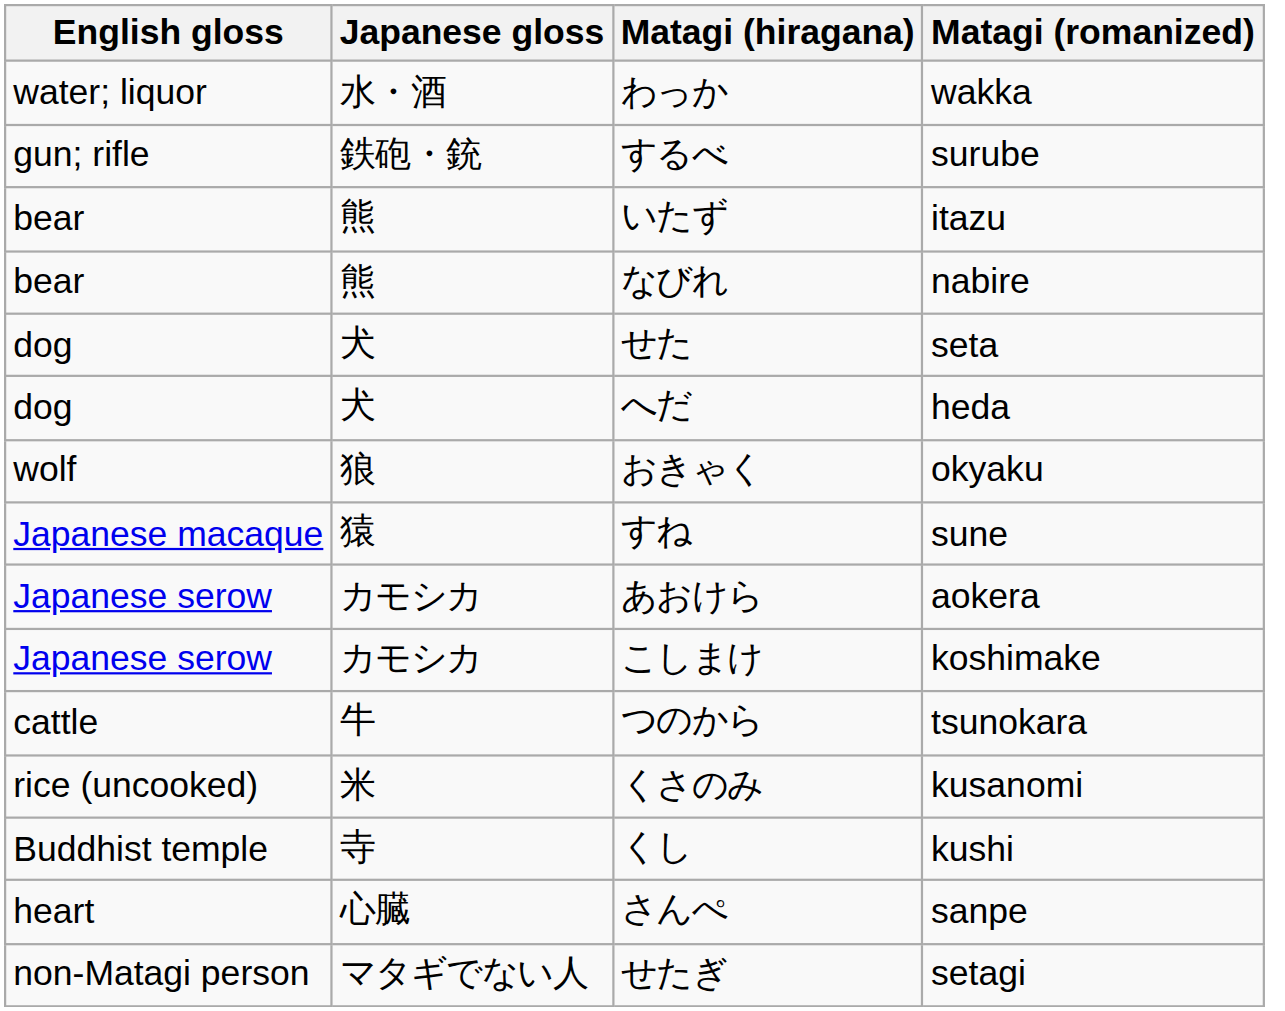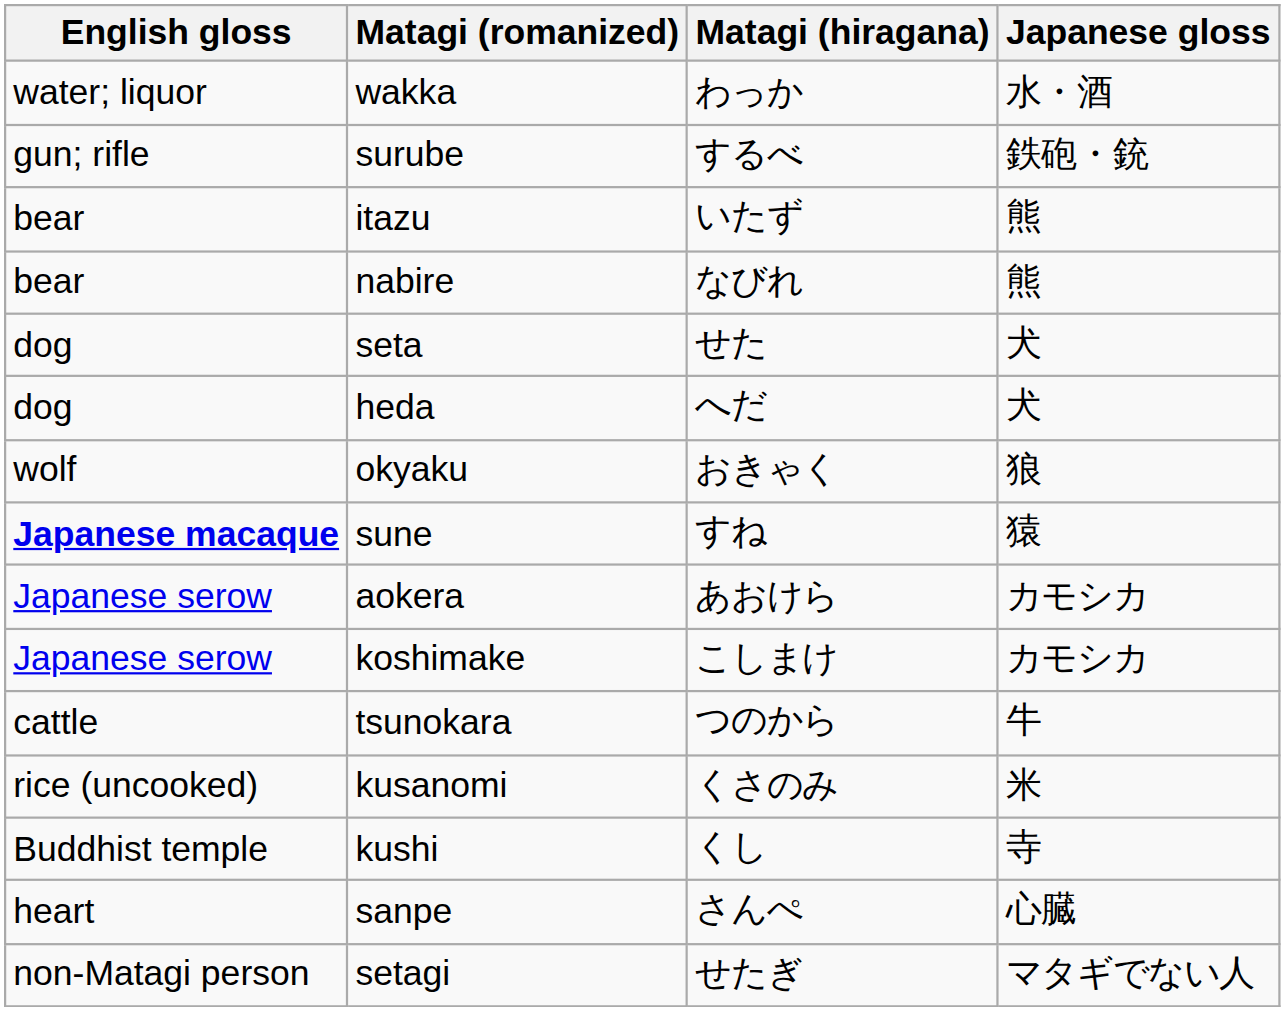columns swapped: (472, 32) <-> (1093, 32)
(168, 533) normal -> (176, 533) bold
